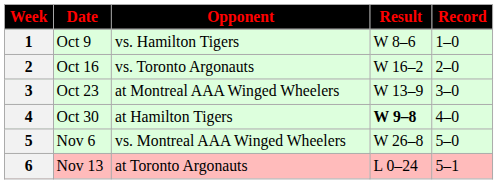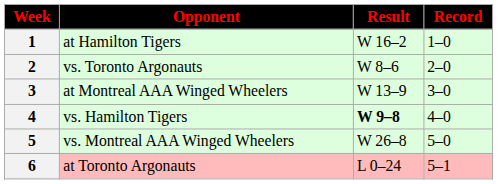- column: (82, 16)
(177, 41) vs. Hamilton Tigers -> (122, 41) at Hamilton Tigers
(395, 41) W 8–6 -> (382, 41) W 16–2
(398, 66) W 16–2 -> (378, 66) W 8–6
(174, 116) at Hamilton Tigers -> (125, 116) vs. Hamilton Tigers
